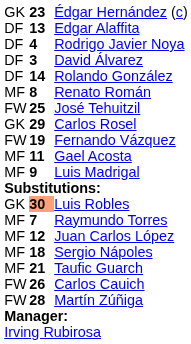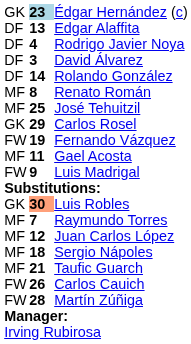(37, 12) no background -> (37, 12) lightblue background
(15, 108) FW -> (15, 108) MF
(15, 172) MF -> (15, 172) FW
